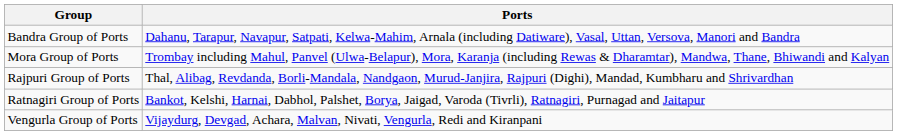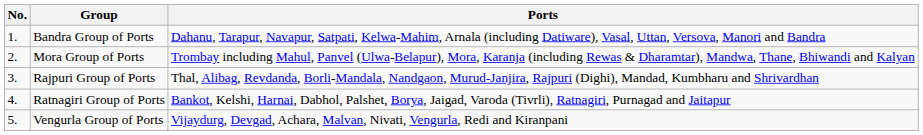+ column: (17, 15)
